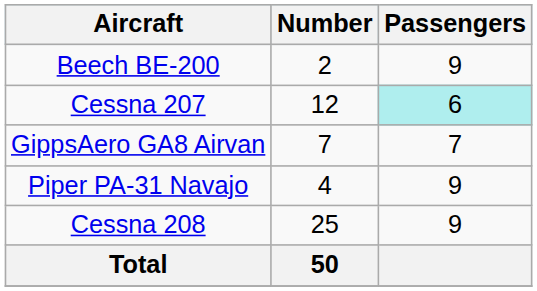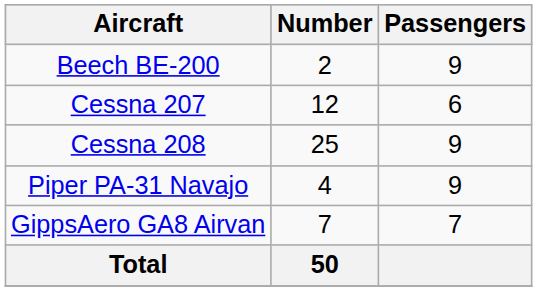(455, 104) paleturquoise background -> (455, 104) no background
rows swapped: (138, 225) <-> (138, 144)
